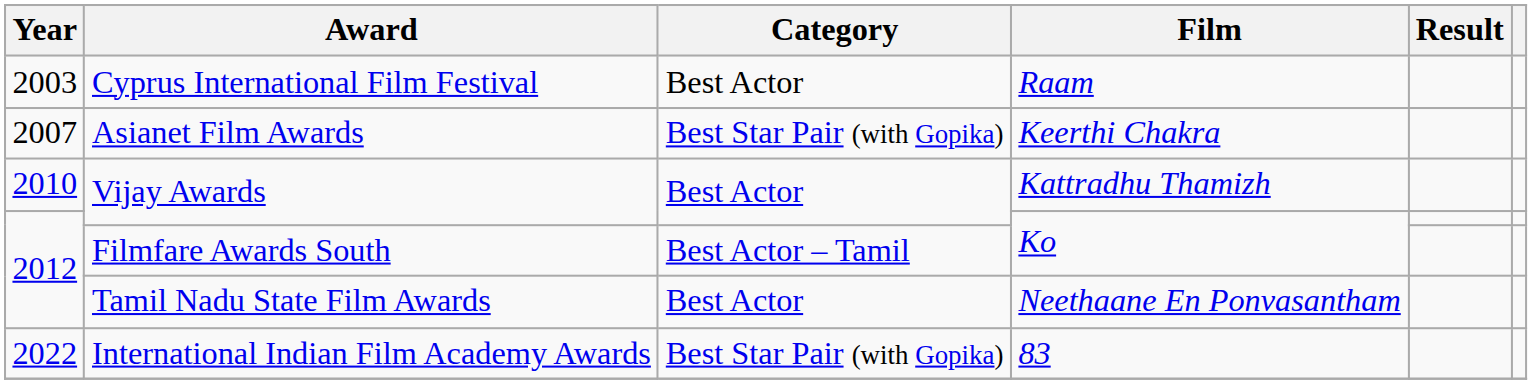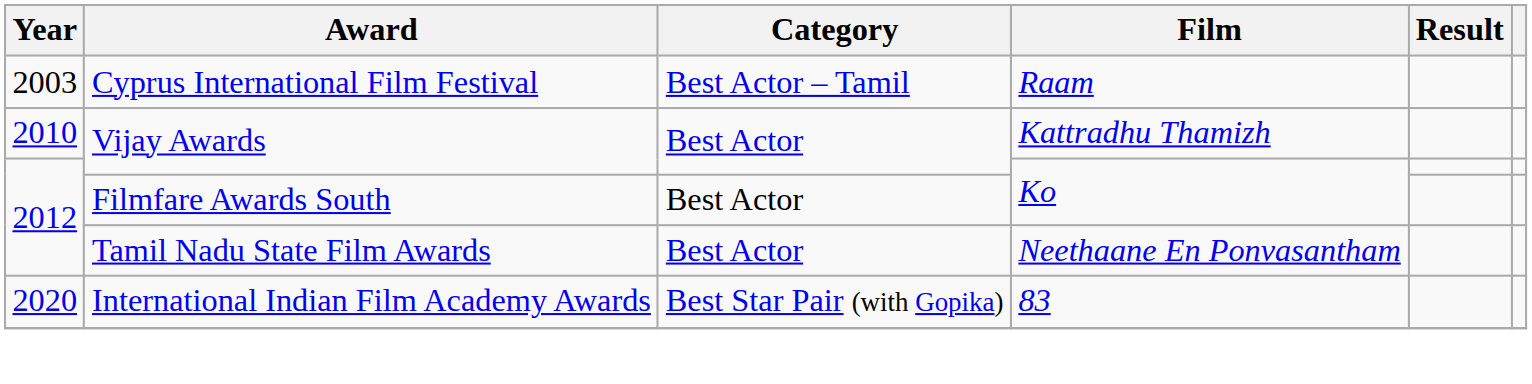(734, 81) Best Actor -> (788, 81) Best Actor – Tamil
- row: (228, 132)
(788, 250) Best Actor – Tamil -> (734, 198) Best Actor
(45, 352) 2022 -> (45, 301) 2020
